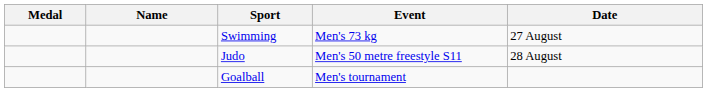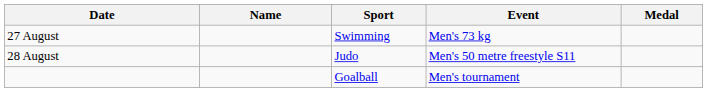columns swapped: (45, 15) <-> (605, 15)
